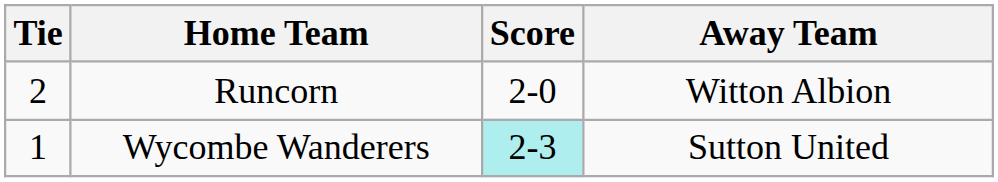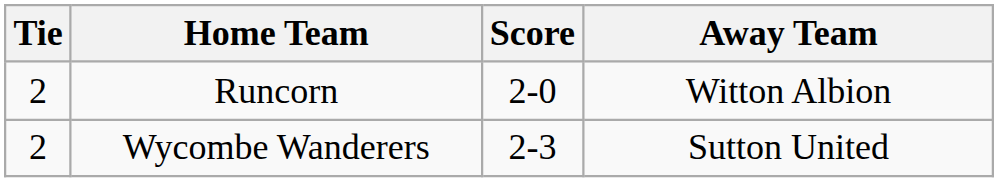(38, 147) 1 -> (38, 147) 2
(532, 147) paleturquoise background -> (532, 147) no background
